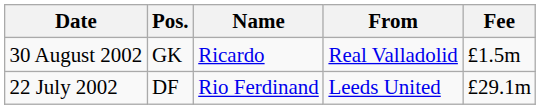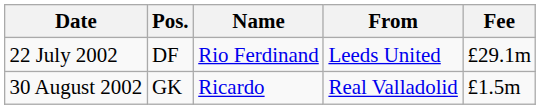rows swapped: (64, 87) <-> (76, 54)
